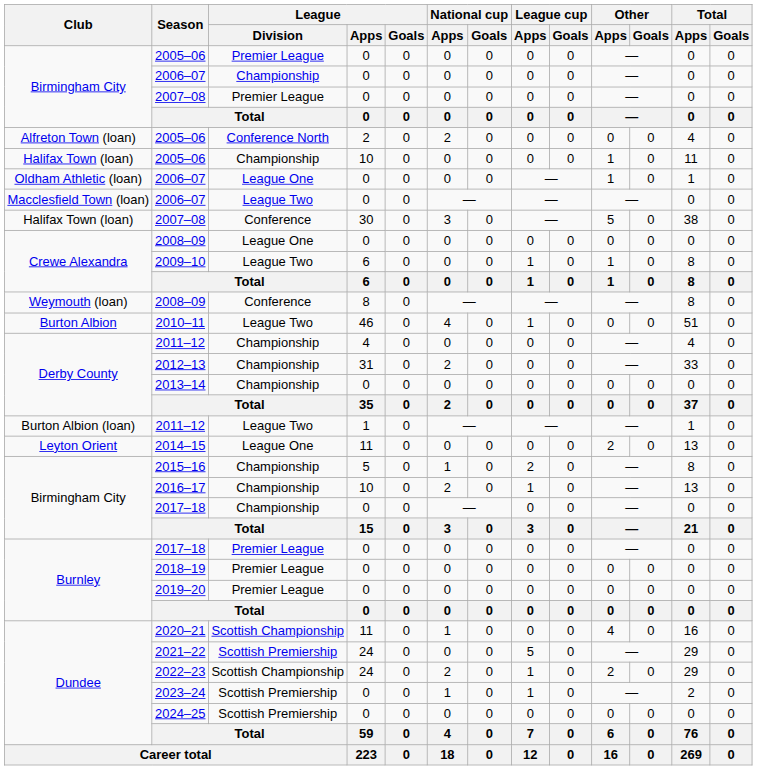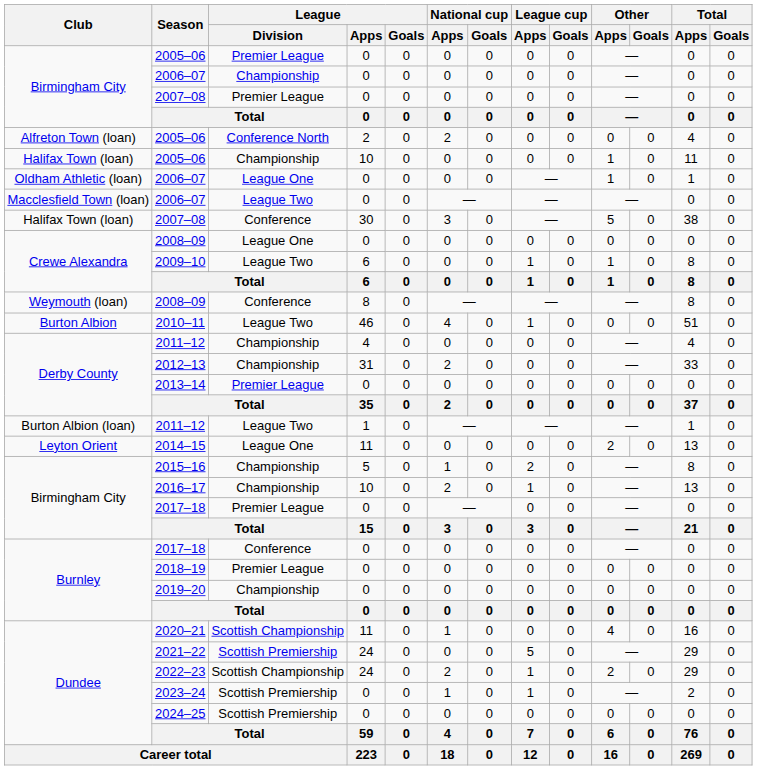(278, 384) Championship -> (278, 384) Premier League
(278, 508) Championship -> (278, 508) Premier League
(278, 549) Premier League -> (278, 549) Conference
(278, 590) Premier League -> (278, 590) Championship
